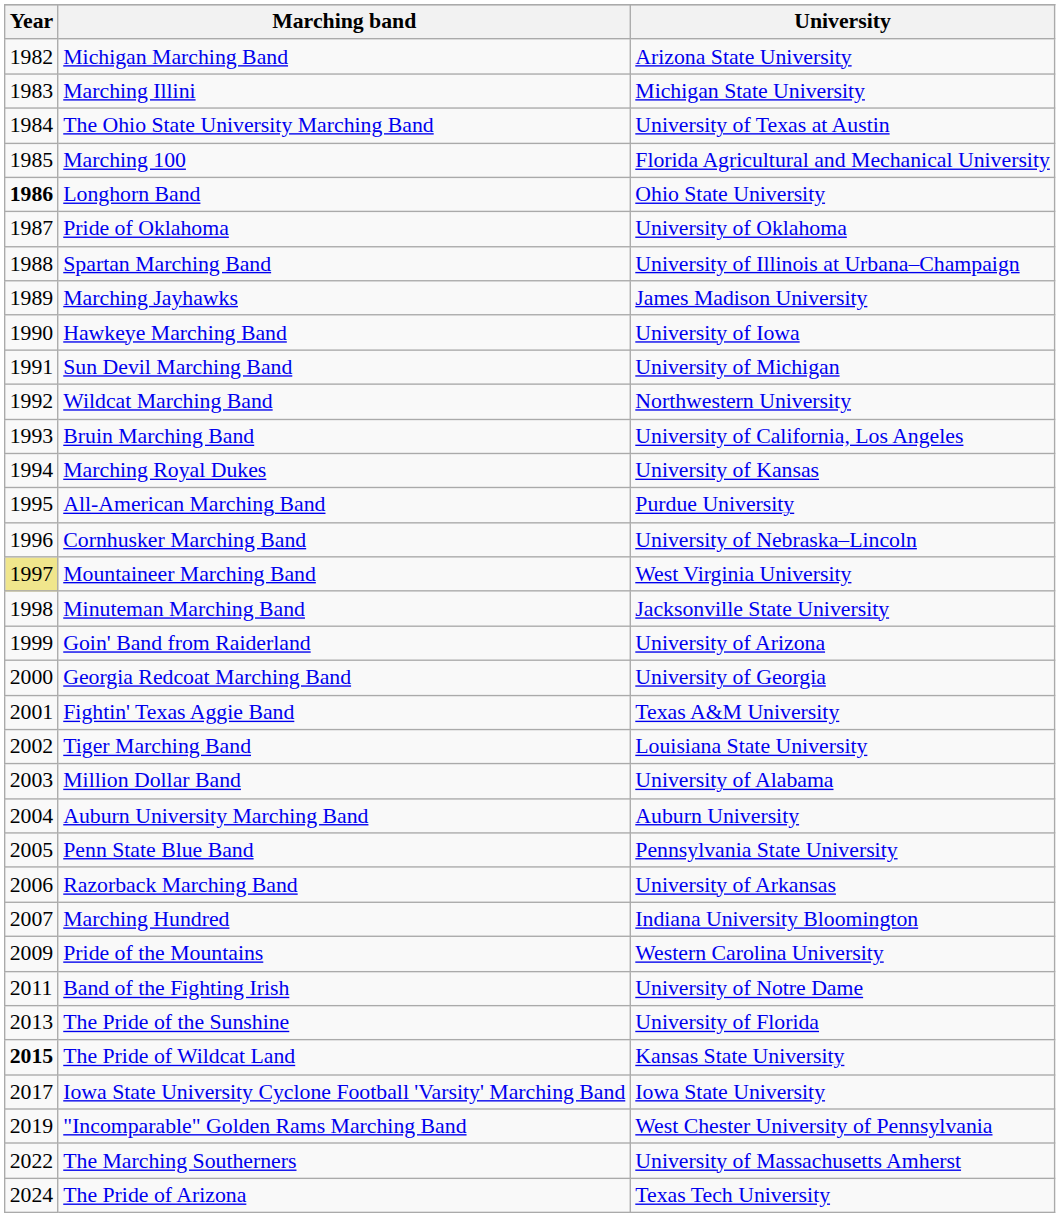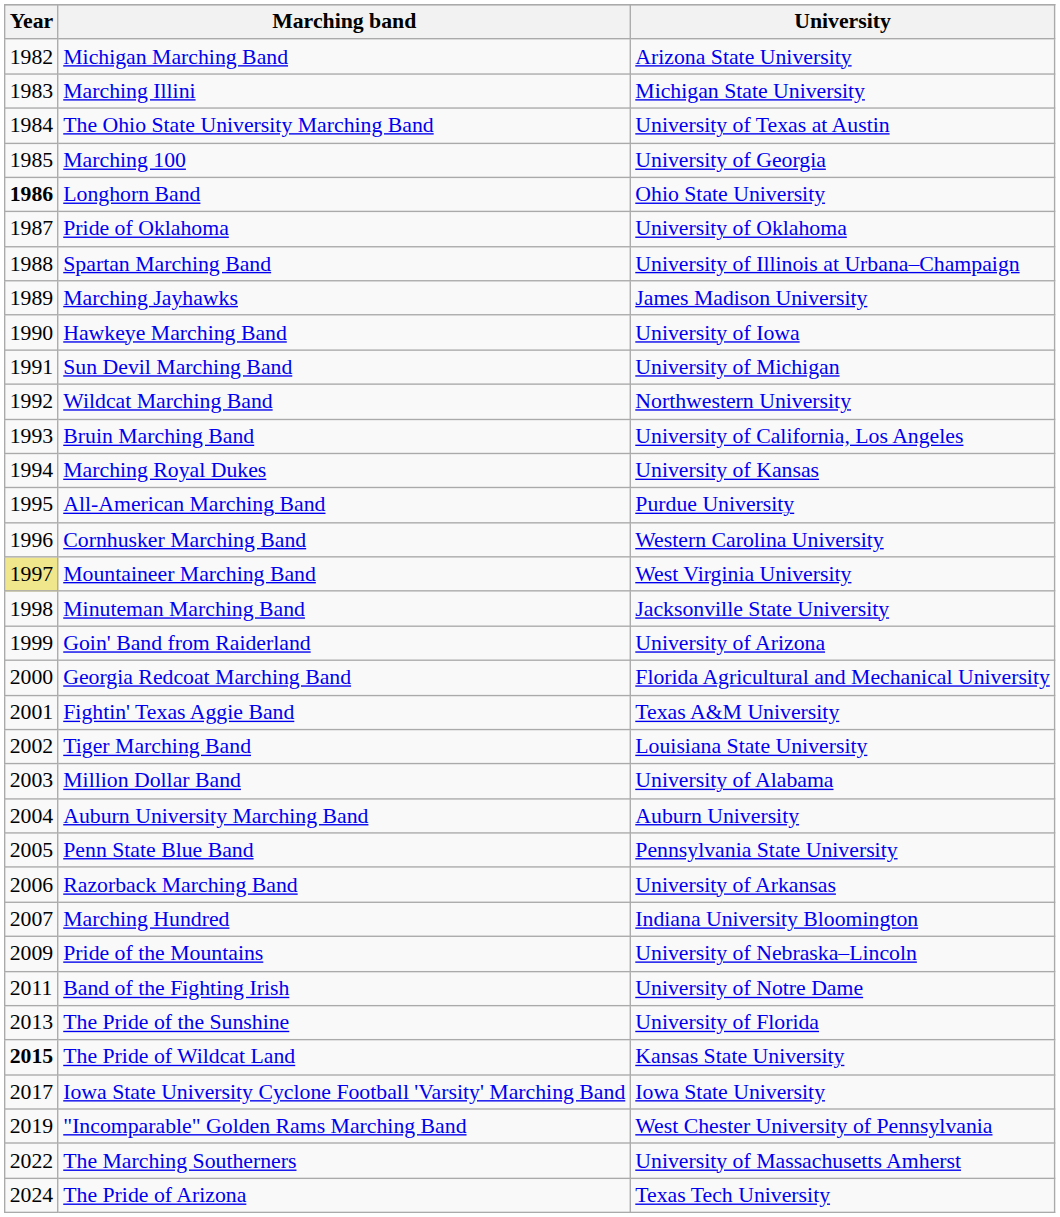(843, 159) Florida Agricultural and Mechanical University -> (731, 159) University of Georgia
(776, 539) University of Nebraska–Lincoln -> (760, 539) Western Carolina University
(731, 677) University of Georgia -> (843, 677) Florida Agricultural and Mechanical University
(760, 953) Western Carolina University -> (776, 953) University of Nebraska–Lincoln
